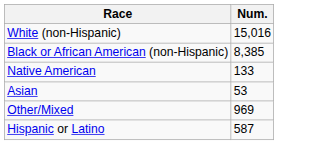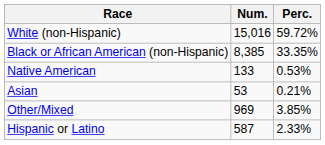+ column: (297, 14)
